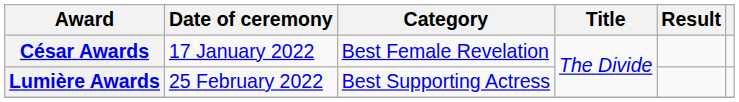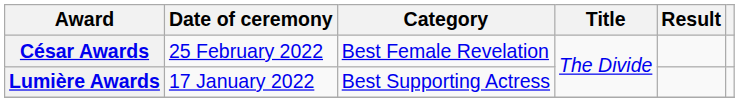(242, 50) 17 January 2022 -> (246, 50) 25 February 2022
(246, 81) 25 February 2022 -> (242, 81) 17 January 2022
